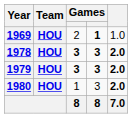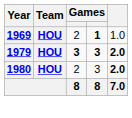- row: (19, 52)
(77, 87) 1 -> (77, 69) 2
